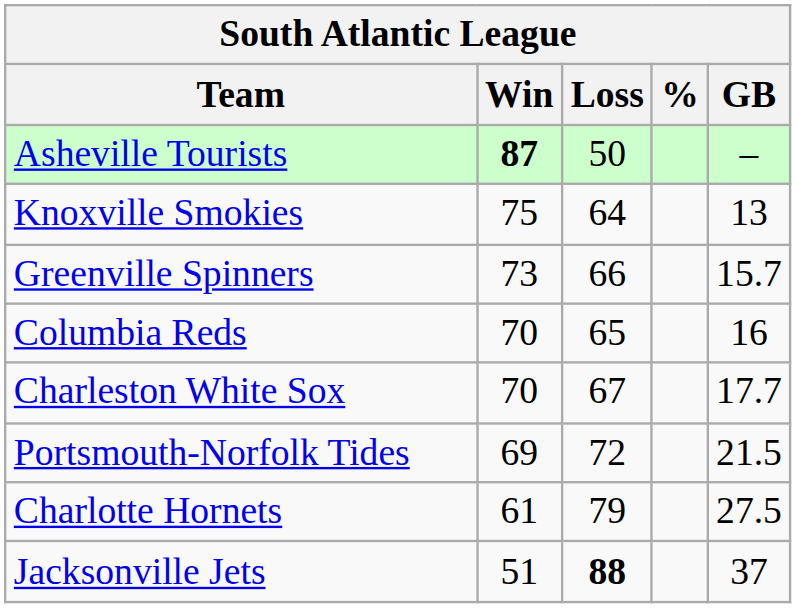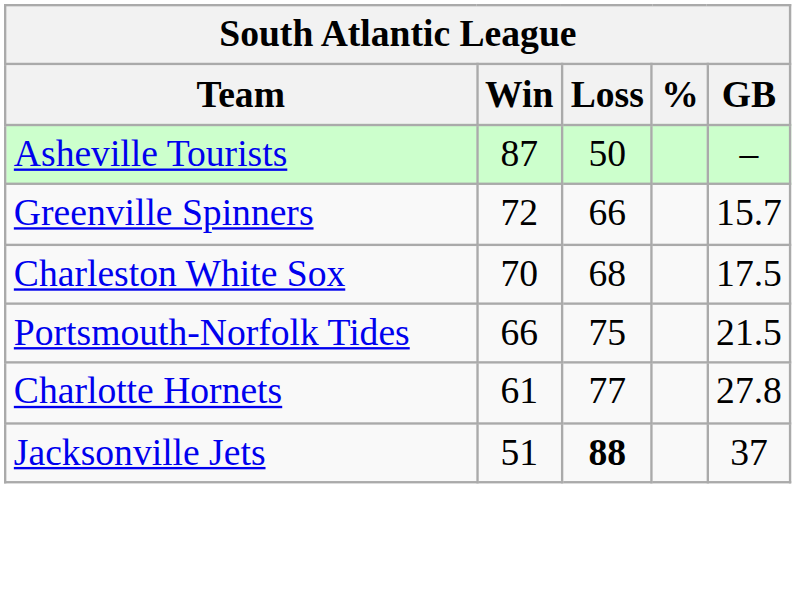(519, 153) bold -> (519, 153) normal
- row: (158, 213)
(519, 272) 73 -> (519, 213) 72
- row: (130, 332)
(607, 392) 67 -> (607, 272) 68
(749, 392) 17.7 -> (749, 272) 17.5
(519, 451) 69 -> (519, 332) 66
(607, 451) 72 -> (607, 332) 75
(607, 511) 79 -> (607, 392) 77
(749, 511) 27.5 -> (749, 392) 27.8
